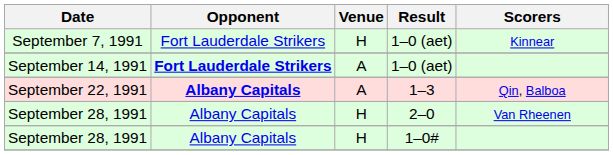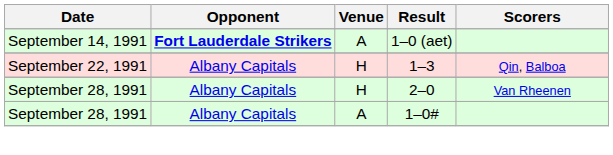- row: (78, 41)
(243, 90) bold -> (243, 65) normal
(361, 90) A -> (361, 65) H
(361, 138) H -> (361, 114) A
